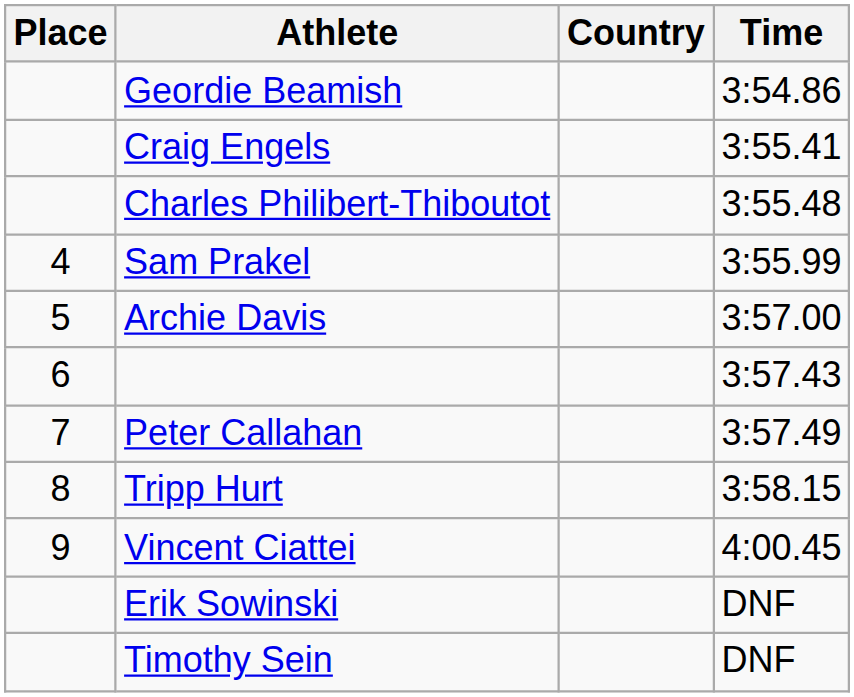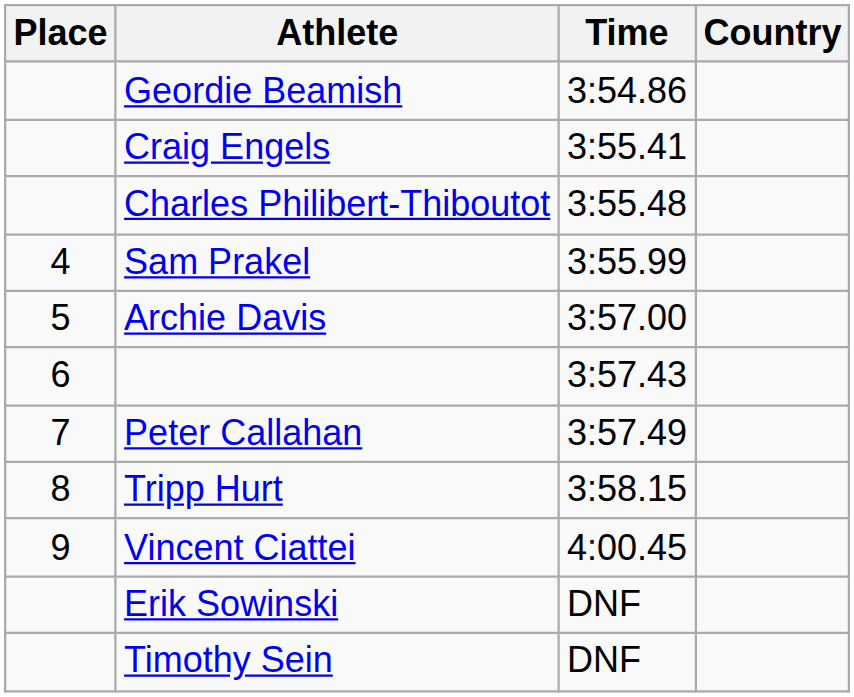columns swapped: (636, 33) <-> (782, 33)
